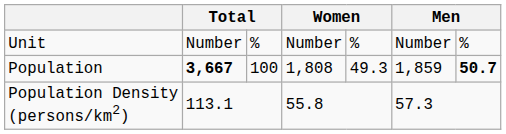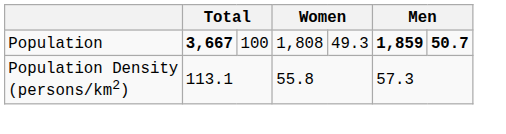- row: (27, 43)
(419, 69) normal -> (400, 43) bold
